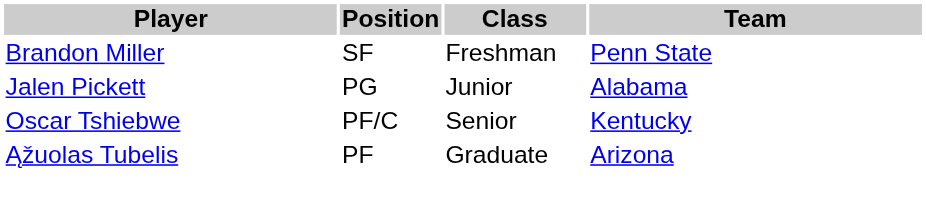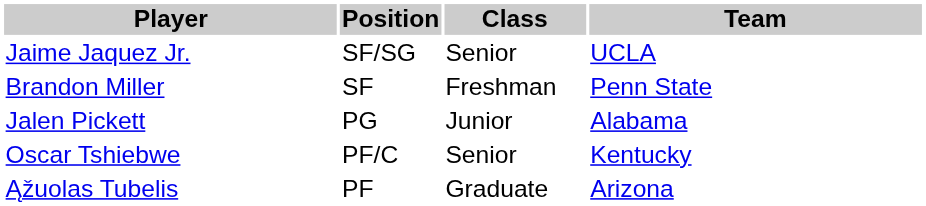+ row: (98, 53)
